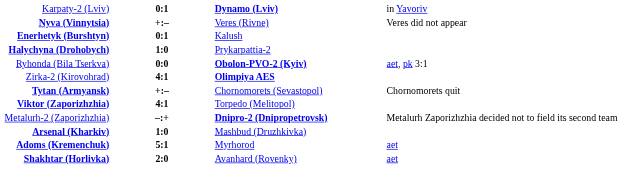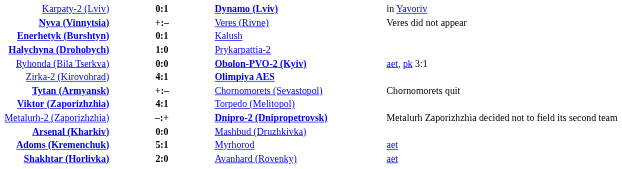(162, 131) 1:0 -> (162, 131) 0:0
